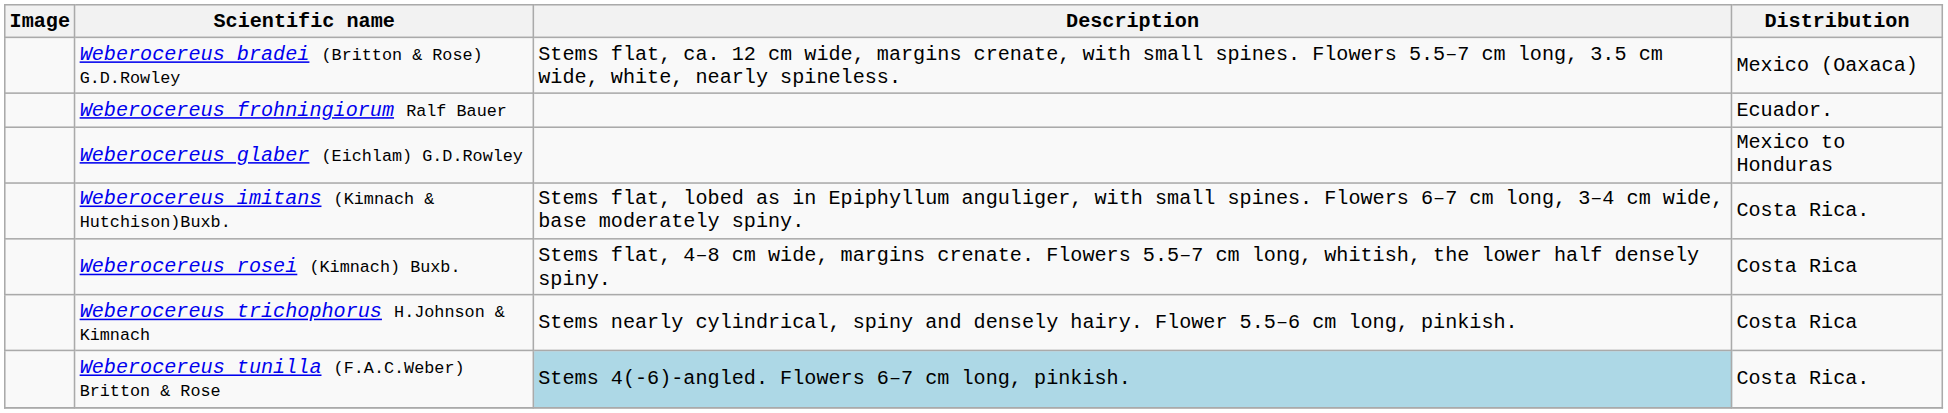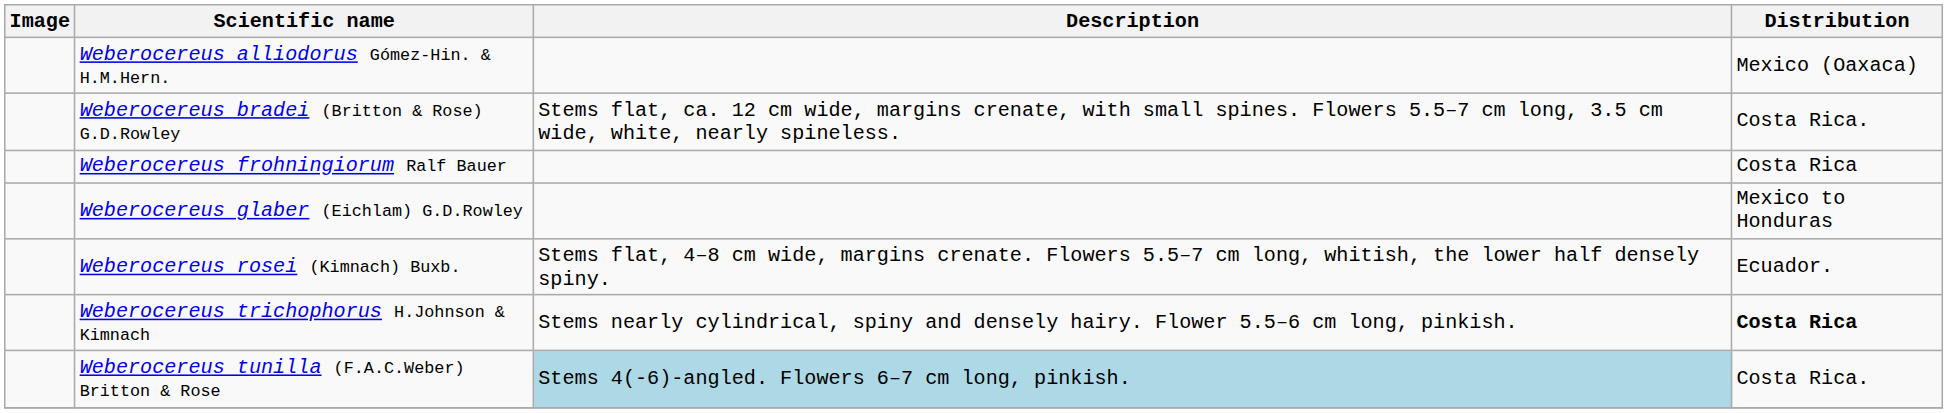+ row: (285, 65)
(1827, 66) Mexico (Oaxaca) -> (1803, 122) Costa Rica.
(1785, 110) Ecuador. -> (1797, 166) Costa Rica
- row: (257, 210)
(1797, 267) Costa Rica -> (1785, 267) Ecuador.
(1797, 323) normal -> (1797, 323) bold
